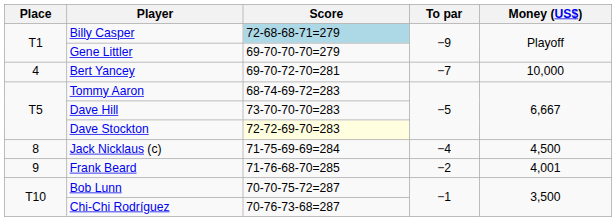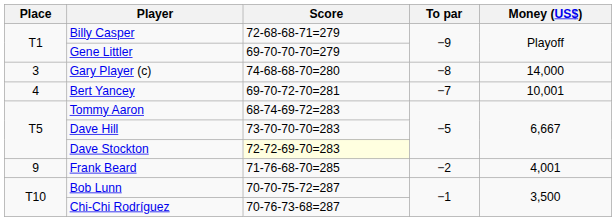(293, 33) lightblue background -> (293, 33) no background
+ row: (111, 71)
(545, 71) 10,000 -> (545, 91) 10,001
- row: (116, 149)
